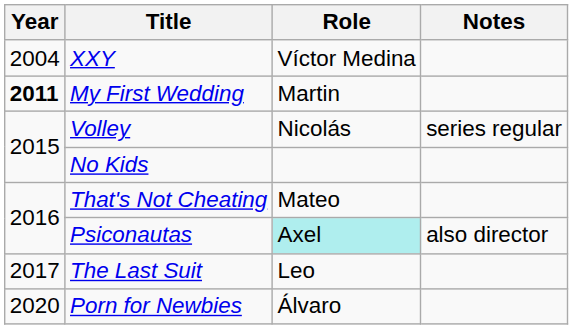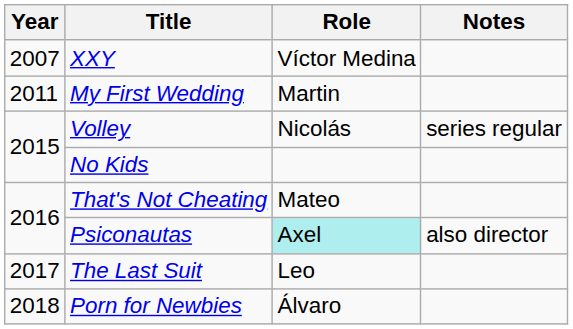(35, 57) 2004 -> (35, 57) 2007
(34, 93) bold -> (34, 93) normal
(35, 306) 2020 -> (35, 306) 2018
